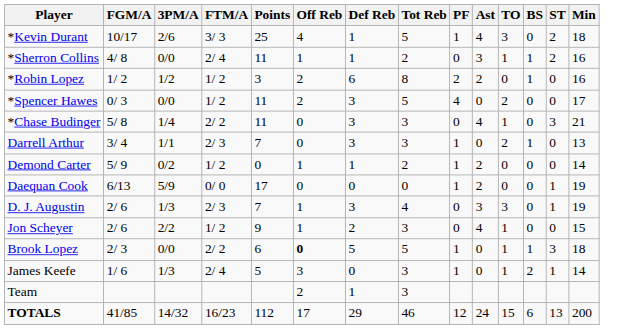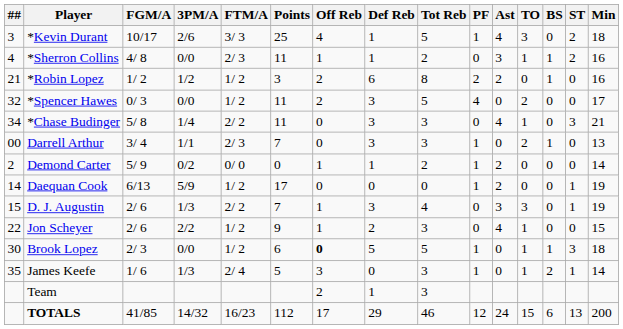+ column: (14, 15)
(215, 57) 2/ 4 -> (235, 57) 2/ 3
(215, 164) 1/ 2 -> (235, 164) 0/ 0
(215, 185) 0/ 0 -> (235, 185) 1/ 2
(215, 206) 2/ 3 -> (235, 206) 2/ 2
(215, 249) 2/ 2 -> (235, 249) 1/ 2
